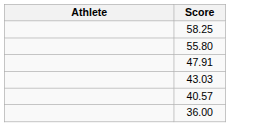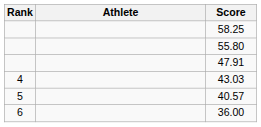+ column: (20, 12)
